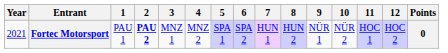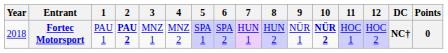+ column: (401, 12)
(16, 34) 2021 -> (16, 34) 2018
(344, 34) normal -> (325, 34) bold
